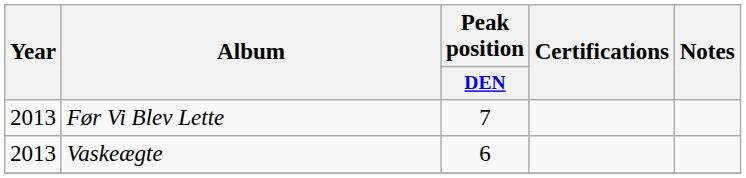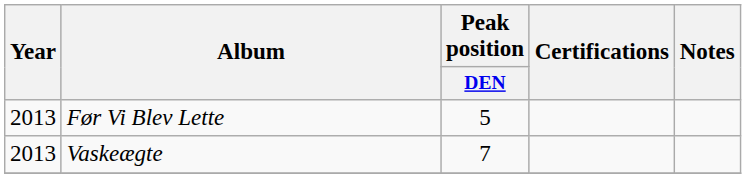(485, 117) 7 -> (485, 117) 5
(485, 154) 6 -> (485, 154) 7
